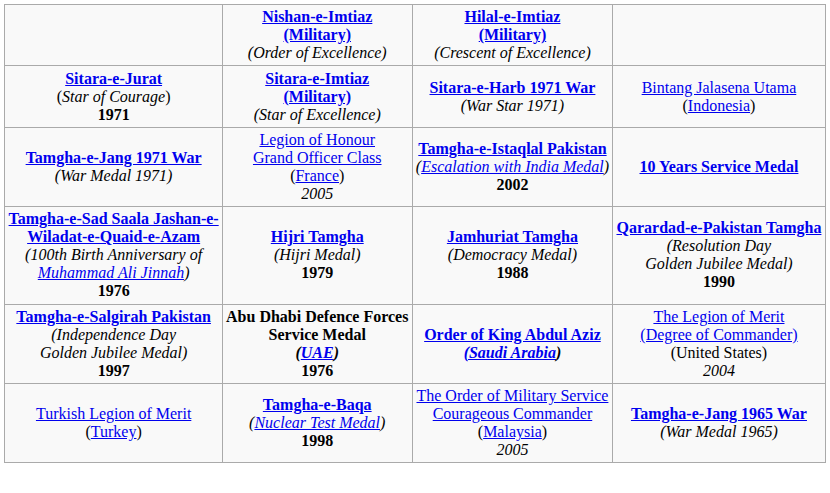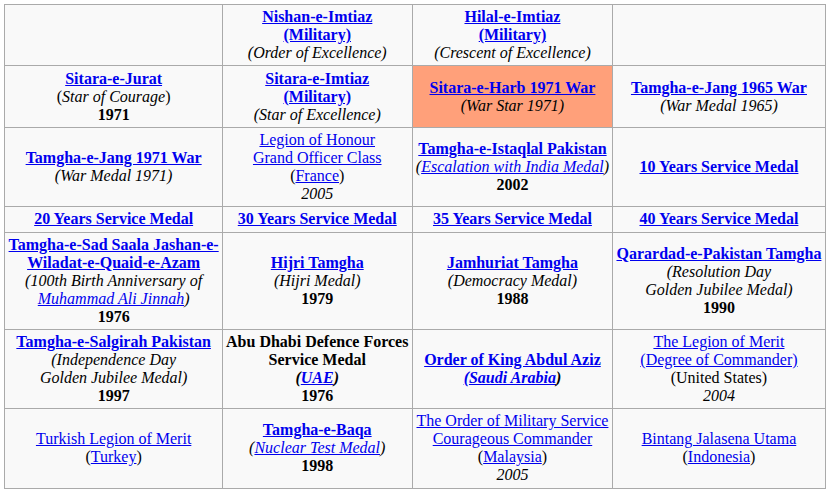(512, 96) no background -> (512, 96) lightsalmon background
(719, 96) Bintang Jalasena Utama (Indonesia) -> (719, 96) Tamgha-e-Jang 1965 War (War Medal 1965)
+ row: (114, 219)
(719, 423) Tamgha-e-Jang 1965 War (War Medal 1965) -> (719, 448) Bintang Jalasena Utama (Indonesia)
